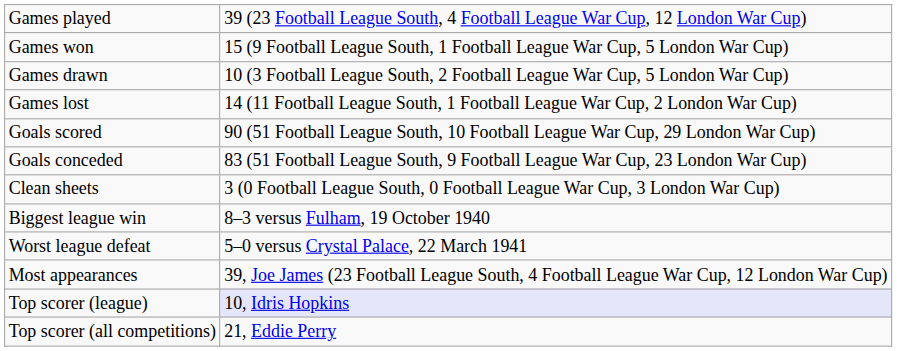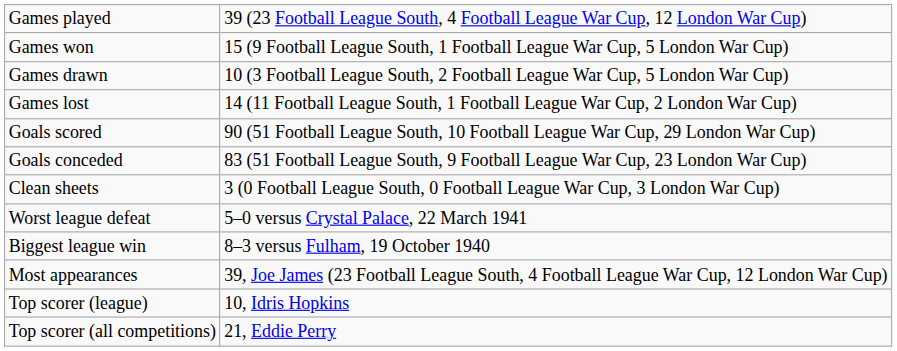rows swapped: (77, 217) <-> (80, 246)
(287, 302) lavender background -> (287, 302) no background
